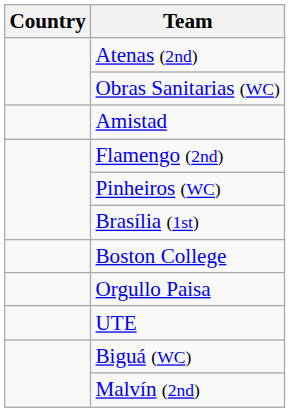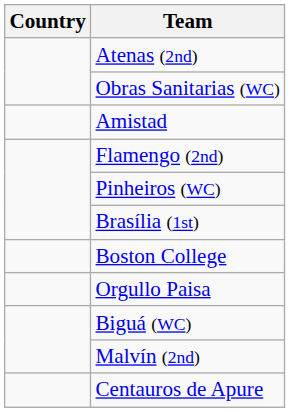- row: (116, 322)
+ row: (179, 389)
